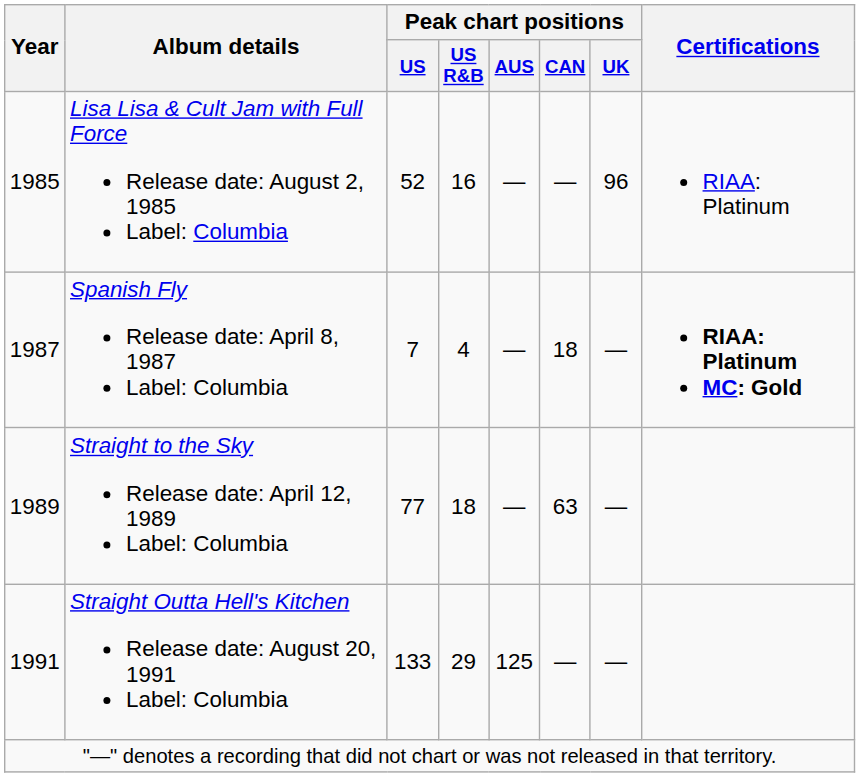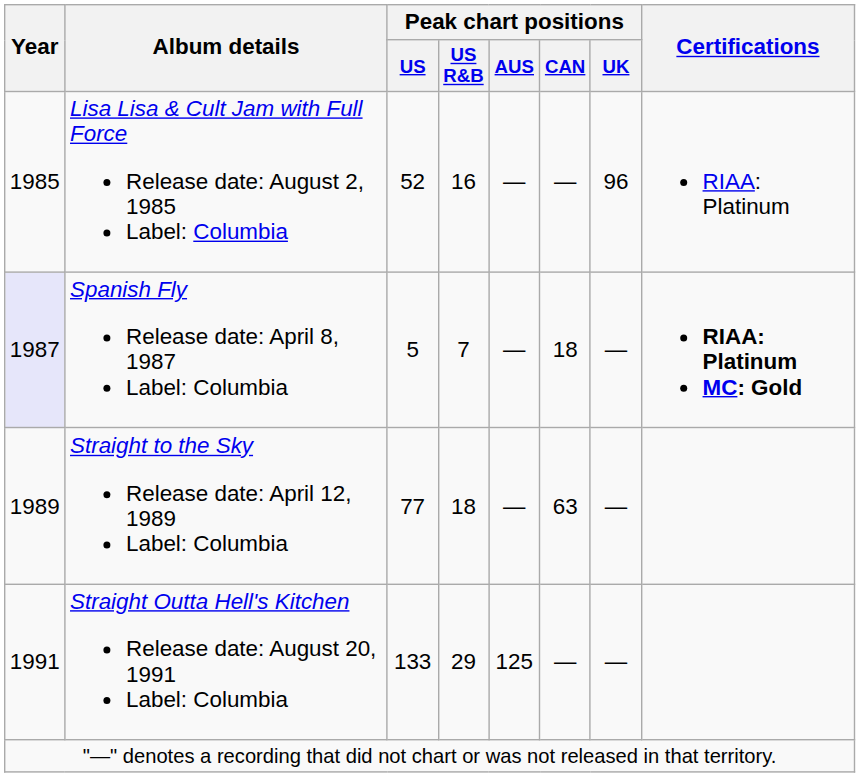(35, 349) no background -> (35, 349) lavender background
(413, 349) 7 -> (413, 349) 5
(463, 349) 4 -> (463, 349) 7
